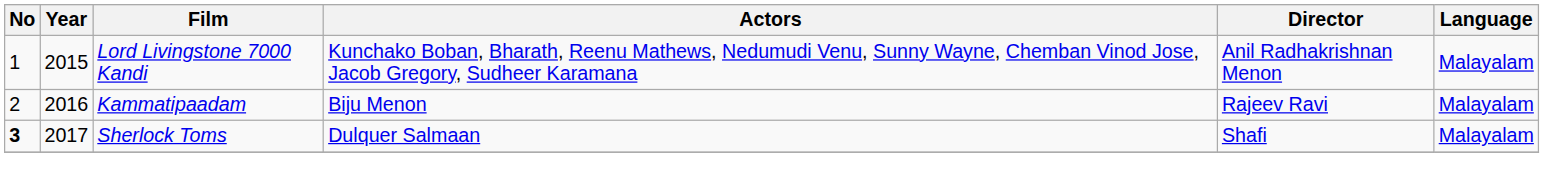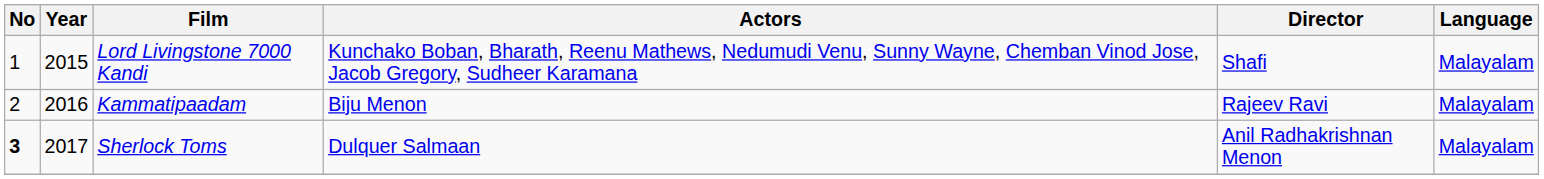(1307, 62) Anil Radhakrishnan Menon -> (1244, 62) Shafi
(1244, 135) Shafi -> (1307, 146) Anil Radhakrishnan Menon
